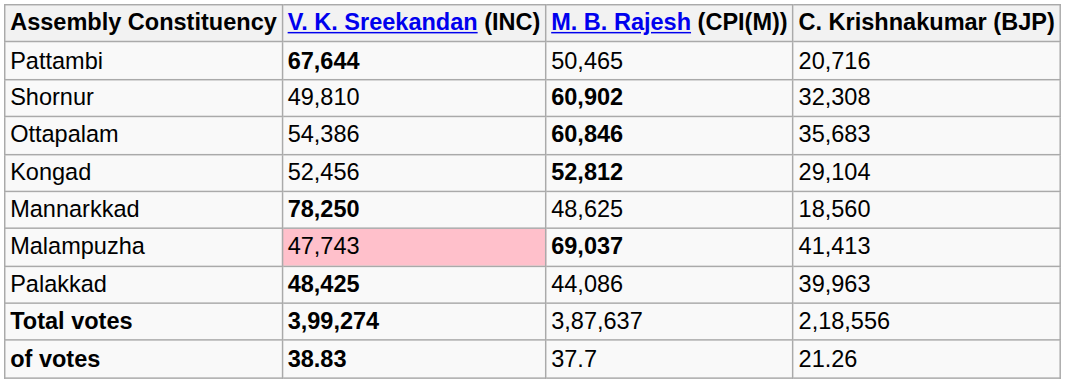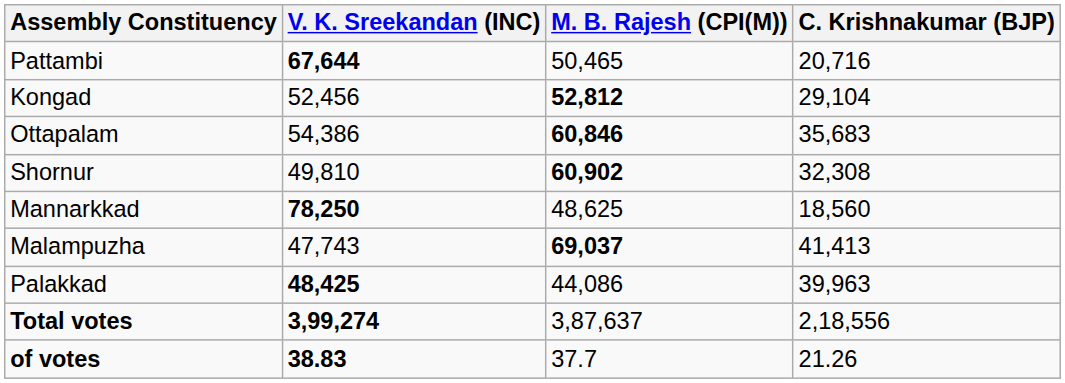rows swapped: (52, 97) <-> (51, 172)
(324, 246) pink background -> (324, 246) no background
